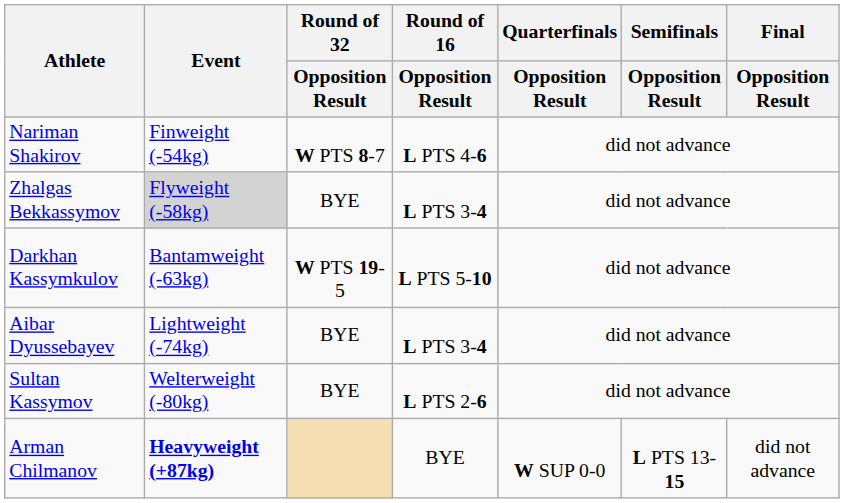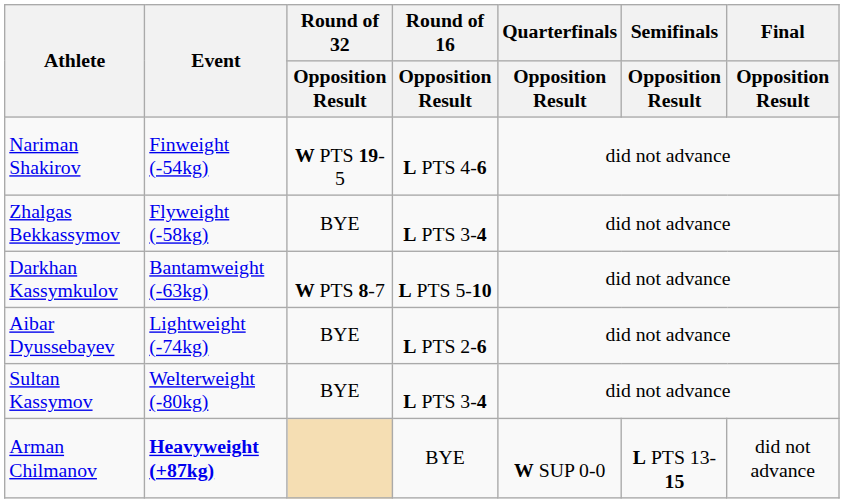(340, 156) W PTS 8-7 -> (340, 167) W PTS 19-5
(189, 200) lightgrey background -> (189, 223) no background
(340, 279) W PTS 19-5 -> (340, 291) W PTS 8-7
(445, 346) L PTS 3-4 -> (445, 346) L PTS 2-6
(445, 402) L PTS 2-6 -> (445, 402) L PTS 3-4
